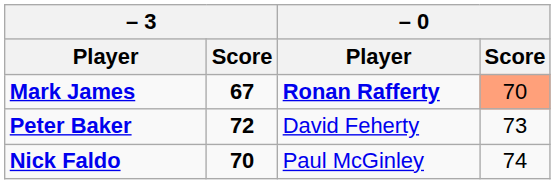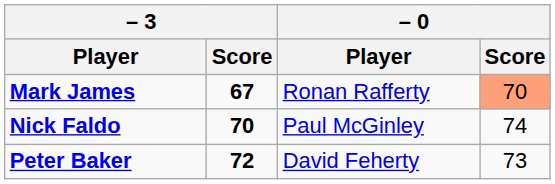(361, 91) bold -> (356, 91) normal
rows swapped: (71, 126) <-> (65, 160)
